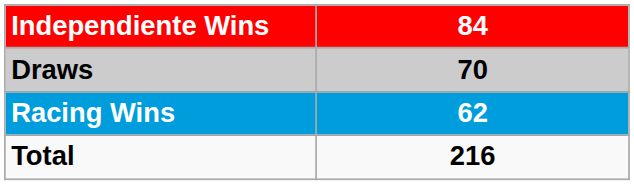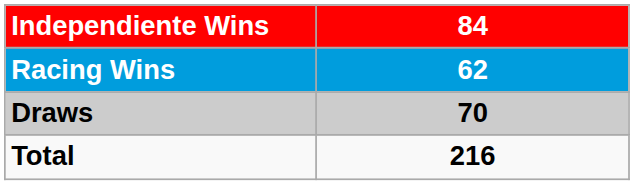rows swapped: (52, 69) <-> (93, 112)
